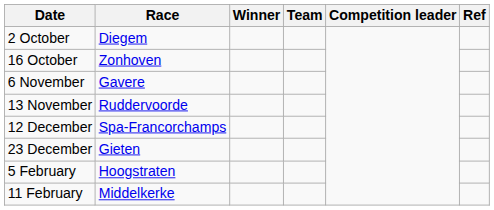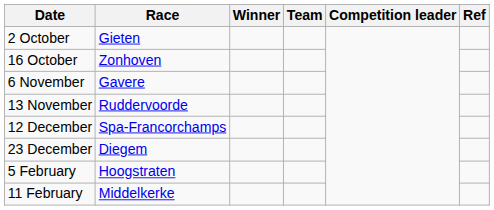(123, 37) Diegem -> (119, 37) Gieten
(119, 149) Gieten -> (123, 149) Diegem
